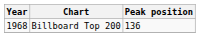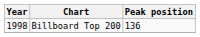(17, 26) 1968 -> (17, 26) 1998
